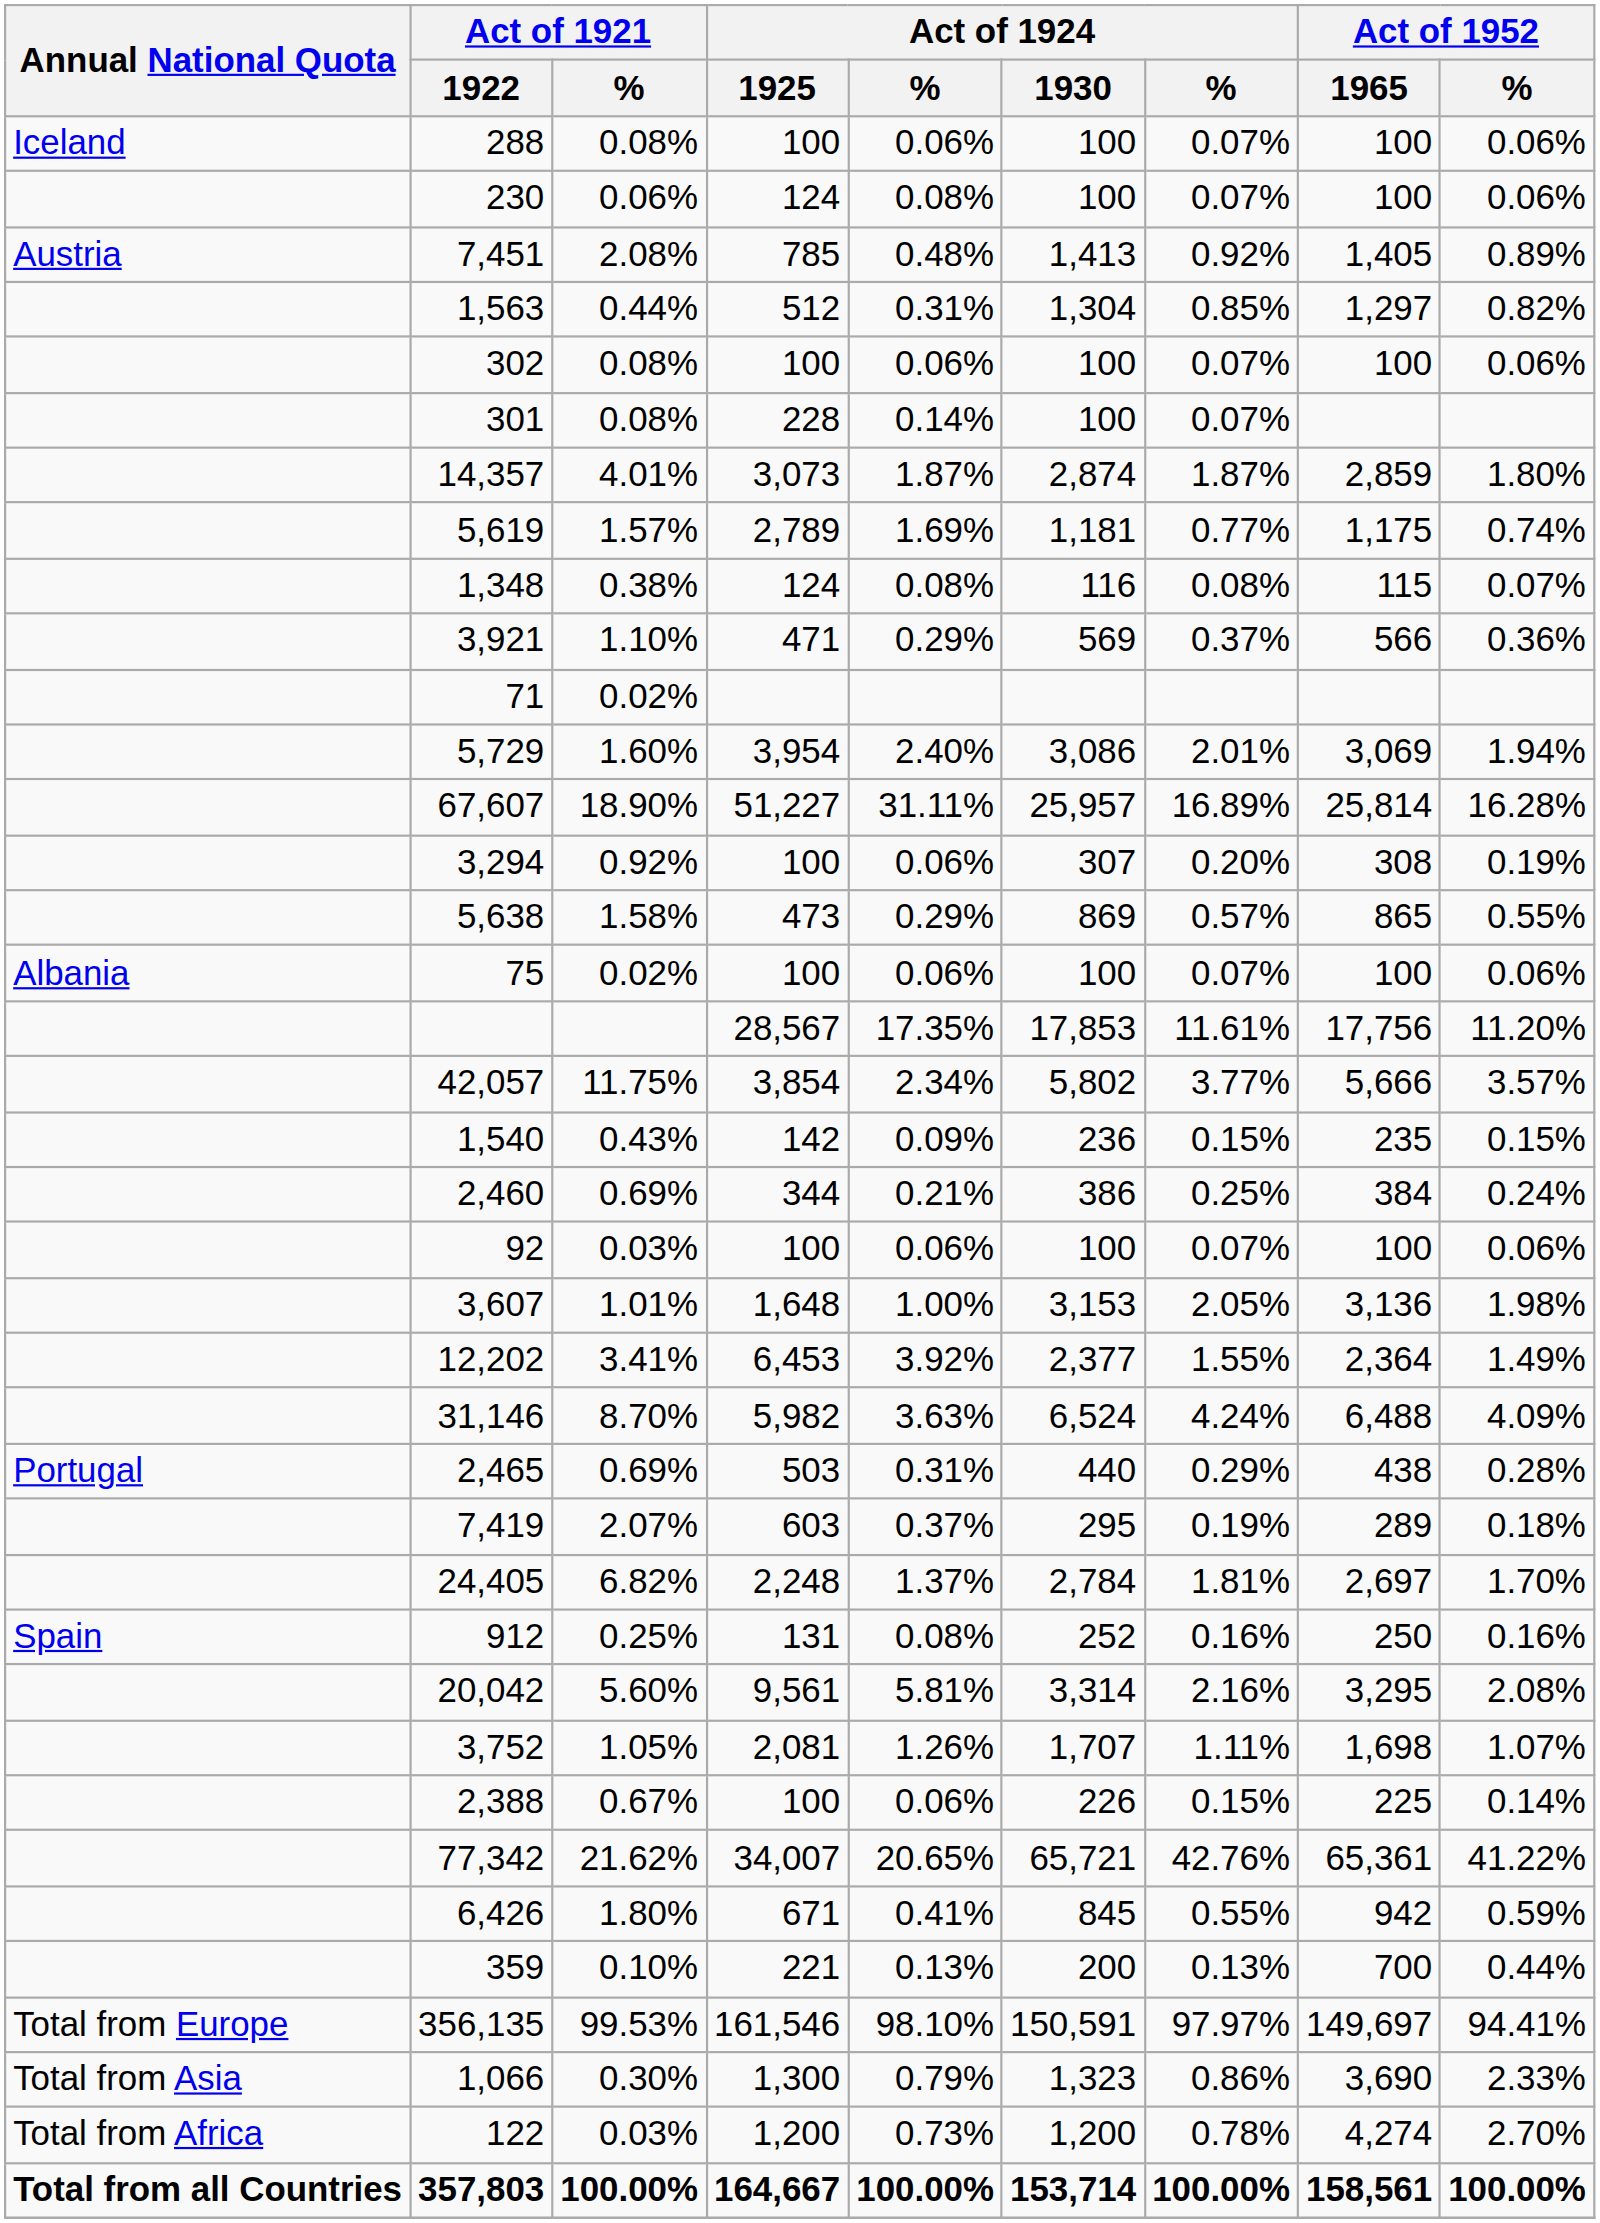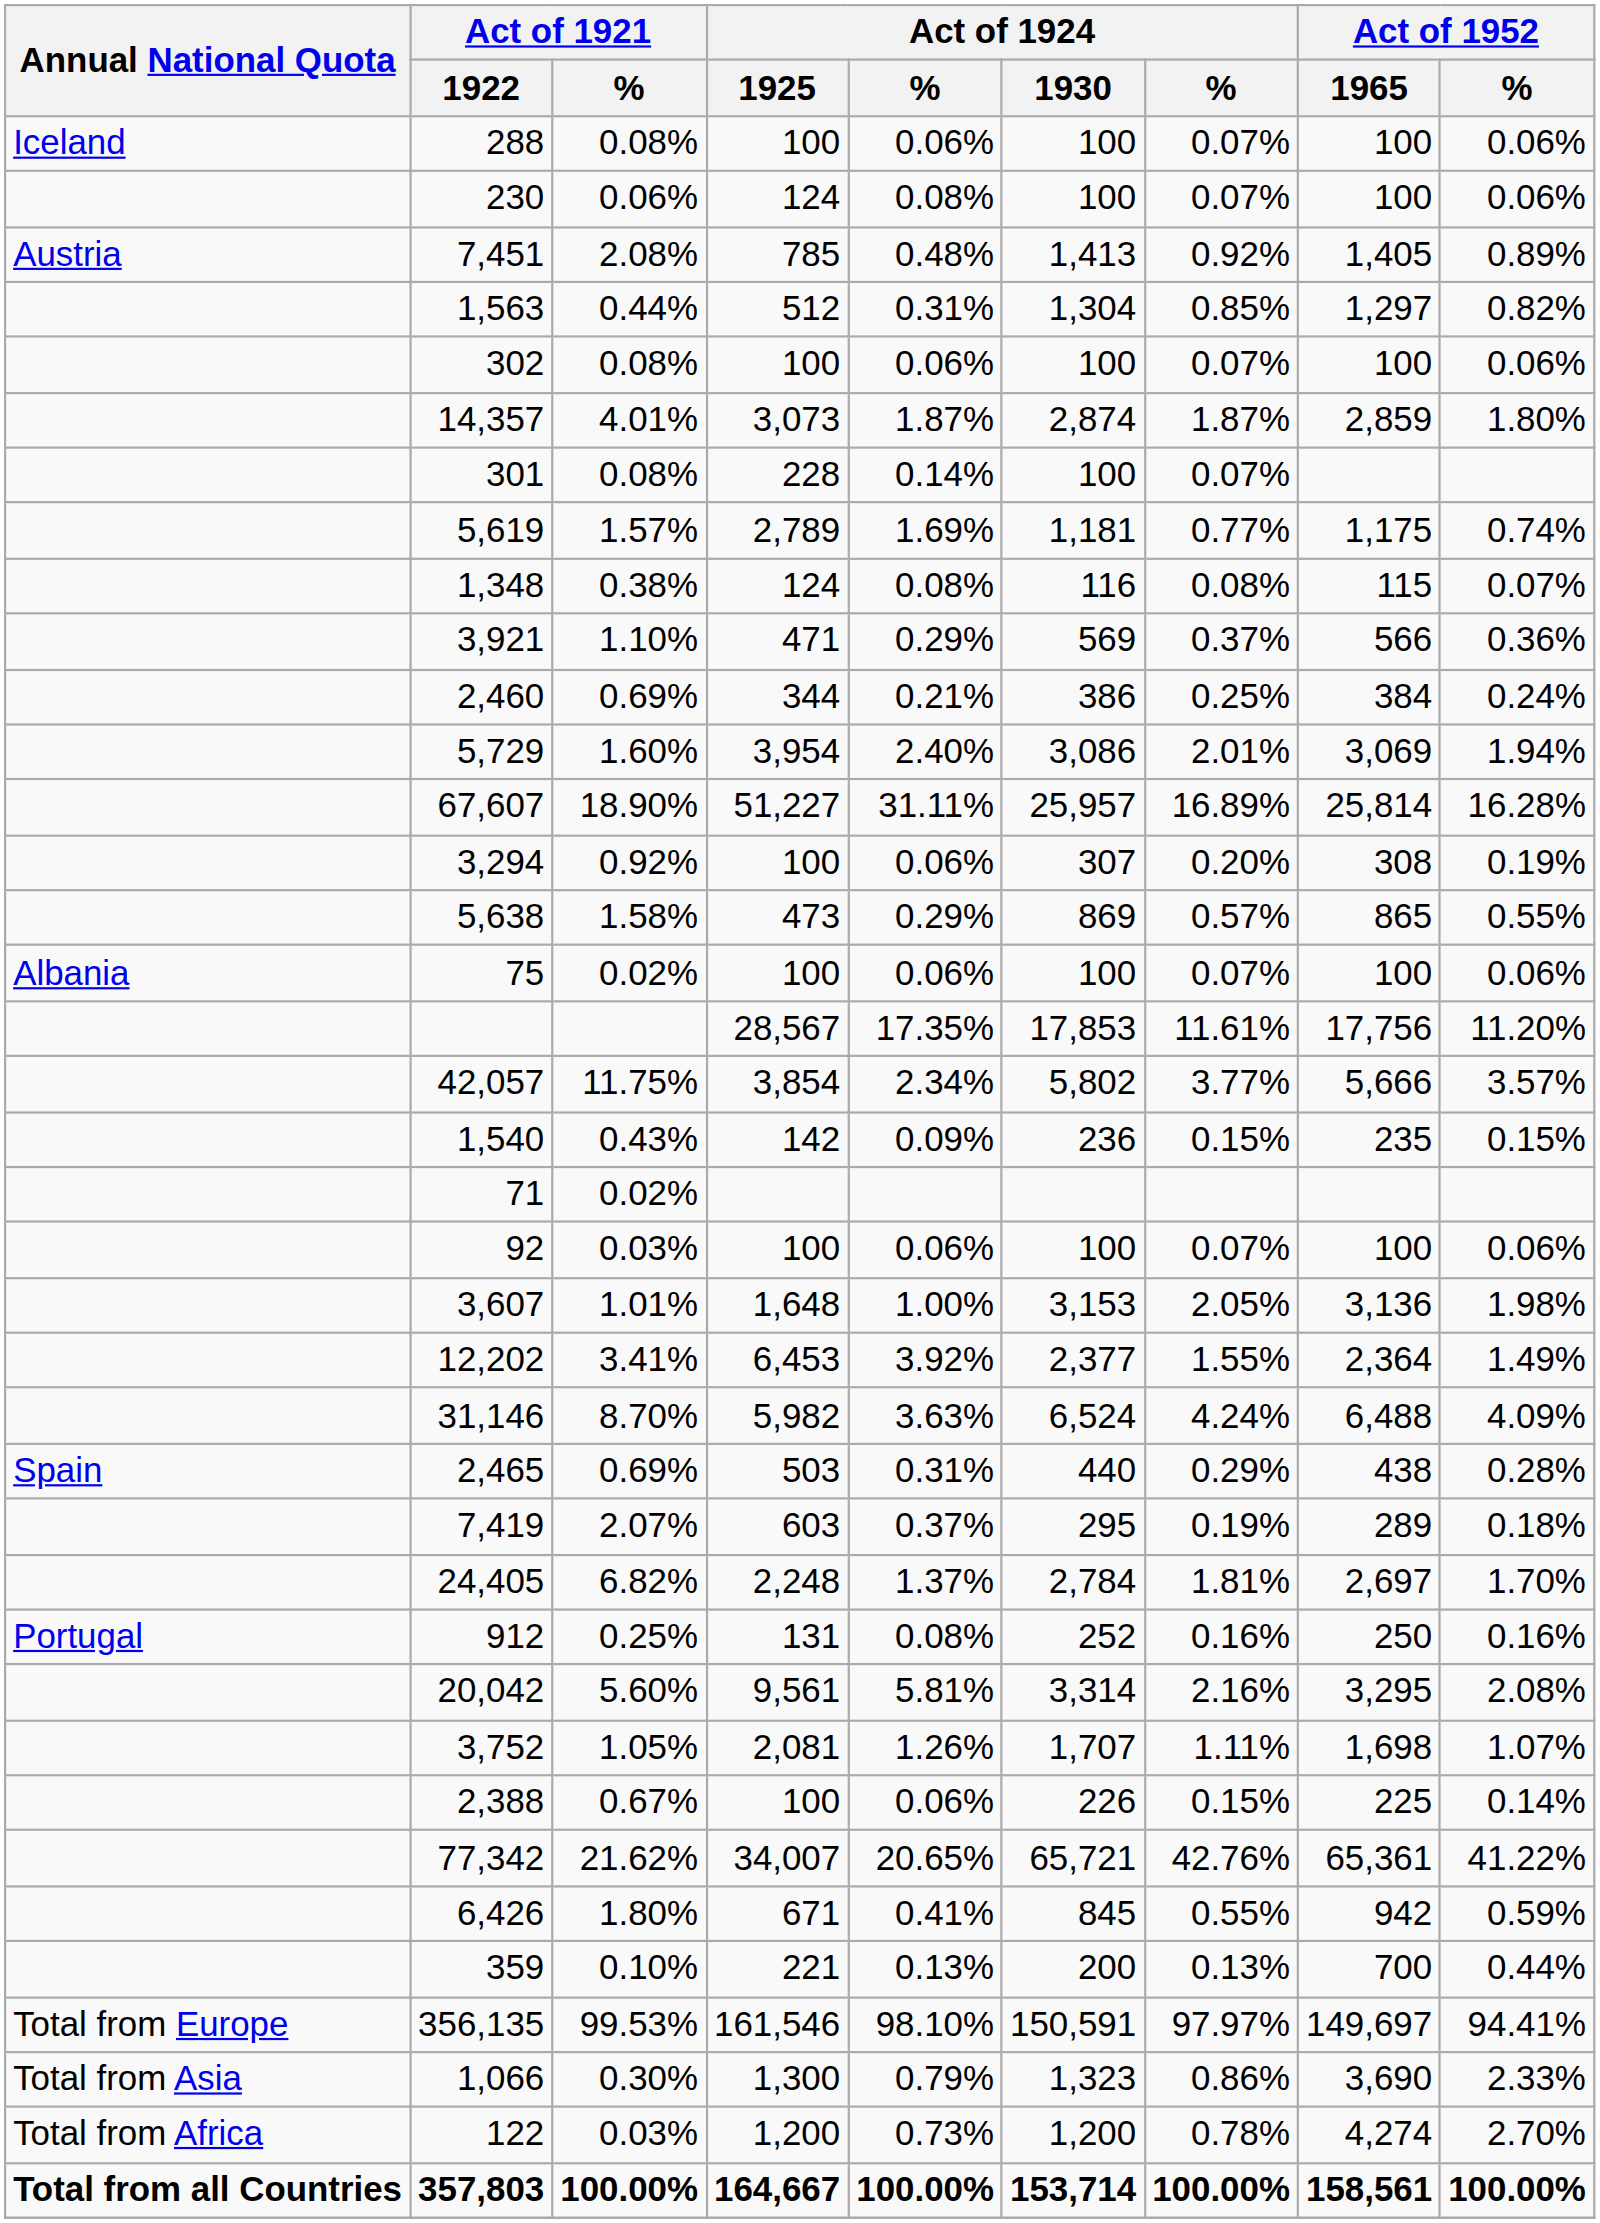rows swapped: (491, 474) <-> (515, 419)
rows swapped: (525, 695) <-> (501, 1193)
(78, 1470) Portugal -> (58, 1470) Spain
(58, 1636) Spain -> (78, 1636) Portugal
